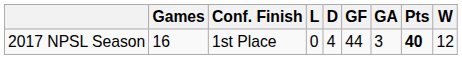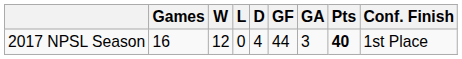columns swapped: (445, 16) <-> (257, 16)
